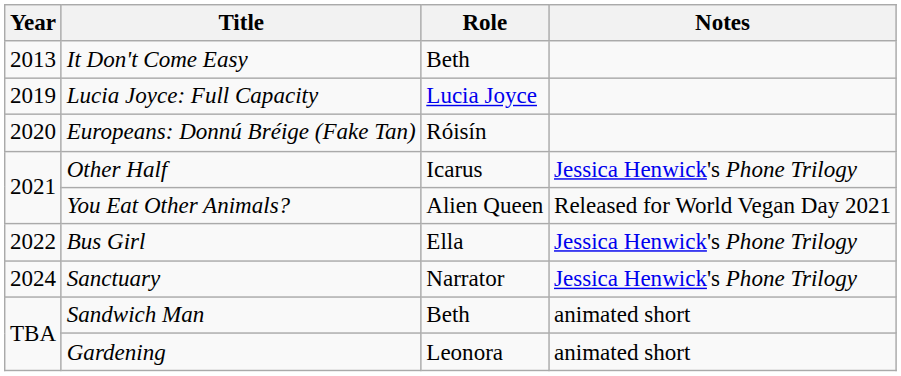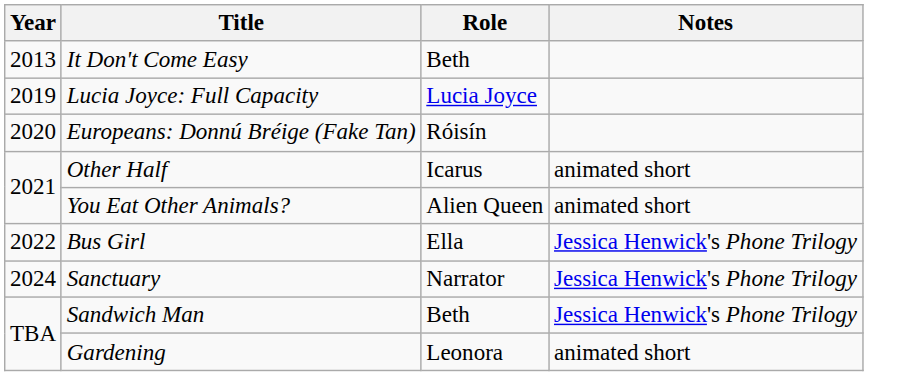(706, 168) Jessica Henwick's Phone Trilogy -> (622, 168) animated short
(723, 205) Released for World Vegan Day 2021 -> (622, 205) animated short
(622, 315) animated short -> (706, 315) Jessica Henwick's Phone Trilogy
